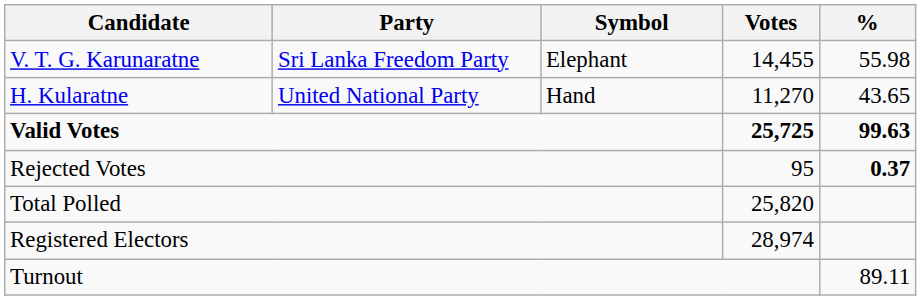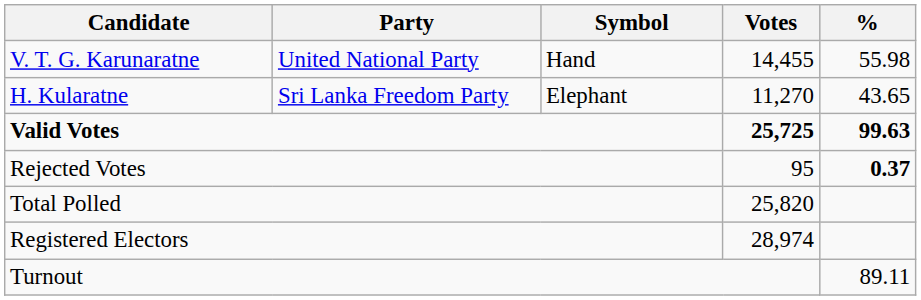(393, 58) Sri Lanka Freedom Party -> (378, 58) United National Party
(587, 58) Elephant -> (571, 58) Hand
(378, 95) United National Party -> (393, 95) Sri Lanka Freedom Party
(571, 95) Hand -> (587, 95) Elephant
